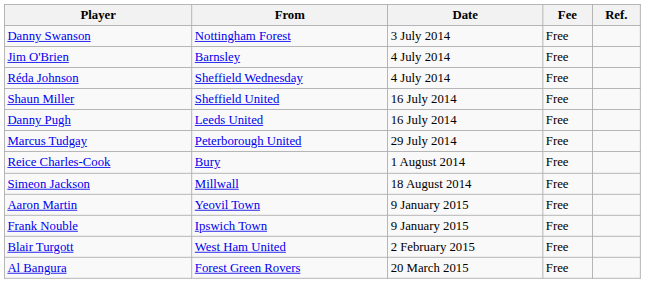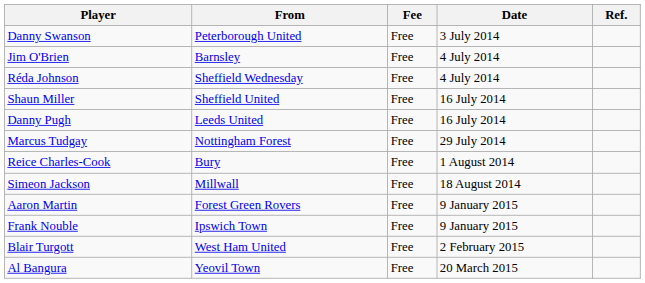columns swapped: (465, 15) <-> (567, 15)
(243, 36) Nottingham Forest -> (248, 36) Peterborough United
(248, 141) Peterborough United -> (243, 141) Nottingham Forest
(227, 204) Yeovil Town -> (248, 204) Forest Green Rovers
(248, 267) Forest Green Rovers -> (227, 267) Yeovil Town
